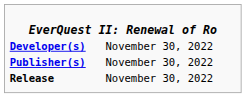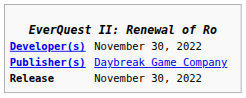(159, 63) November 30, 2022 -> (161, 63) Daybreak Game Company
